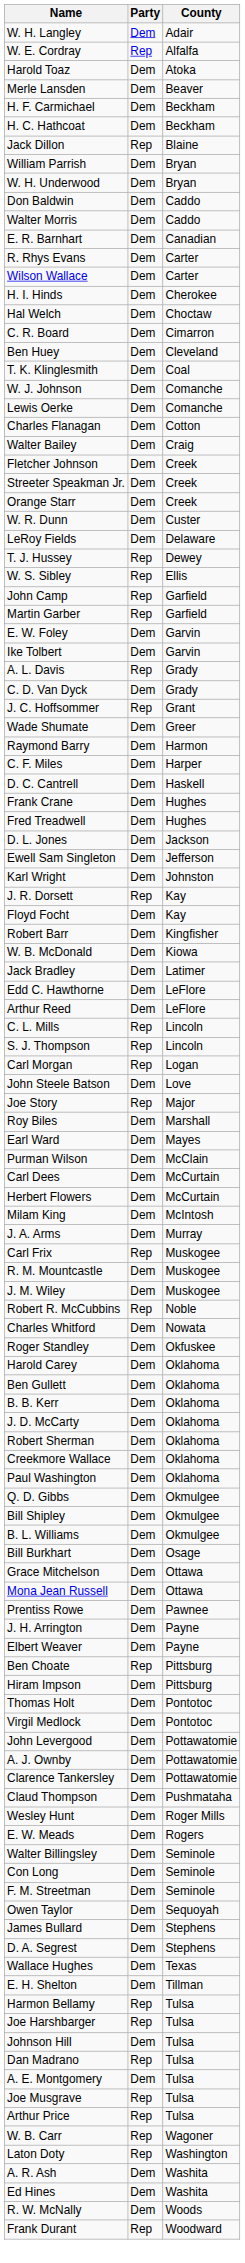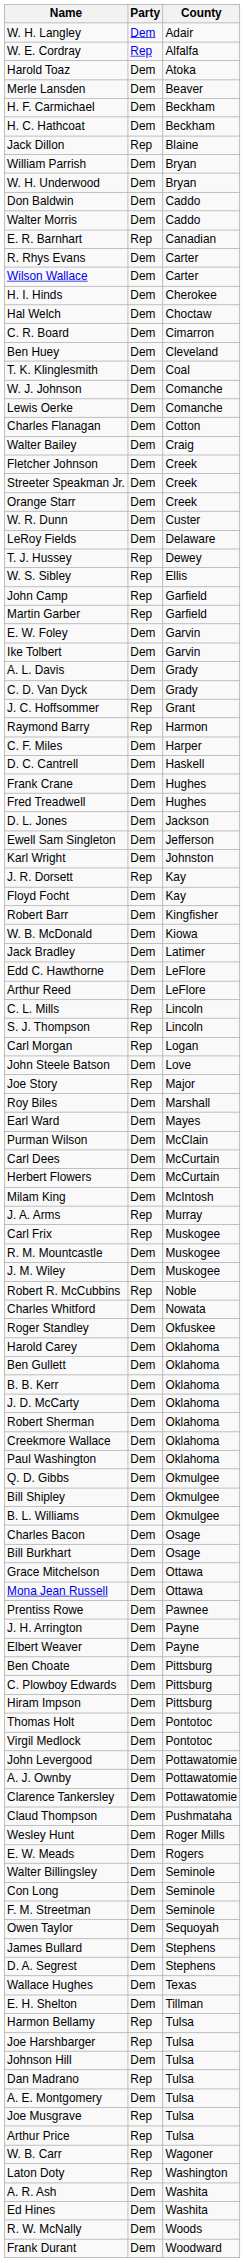(143, 239) Dem -> (141, 239) Rep
(141, 671) Rep -> (143, 671) Dem
- row: (48, 727)
(143, 746) Dem -> (141, 727) Rep
(143, 1234) Dem -> (141, 1215) Rep
+ row: (46, 1534)
(141, 1666) Rep -> (143, 1666) Dem
+ row: (62, 1685)
(141, 2229) Rep -> (143, 2248) Dem
